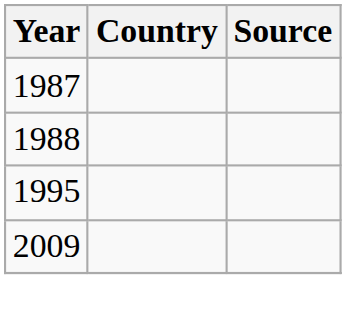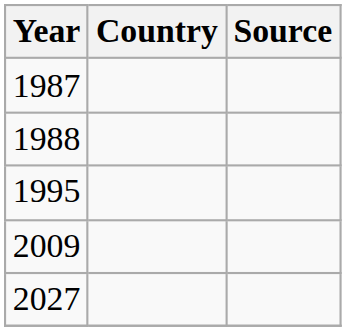+ row: (47, 298)
